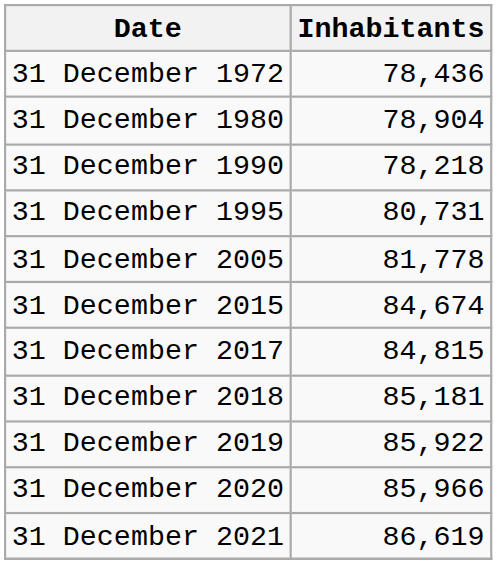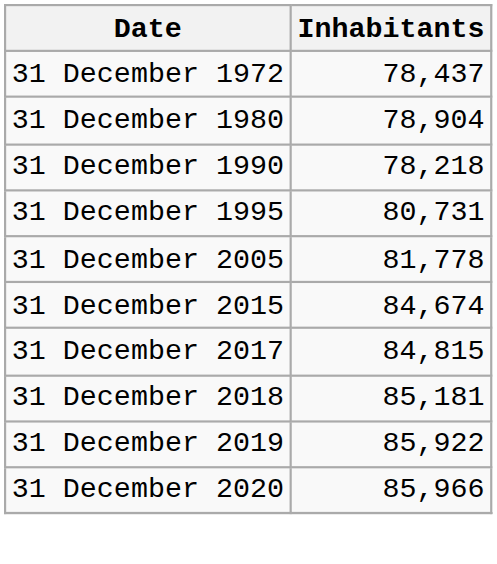(434, 74) 78,436 -> (434, 74) 78,437
- row: (148, 536)
